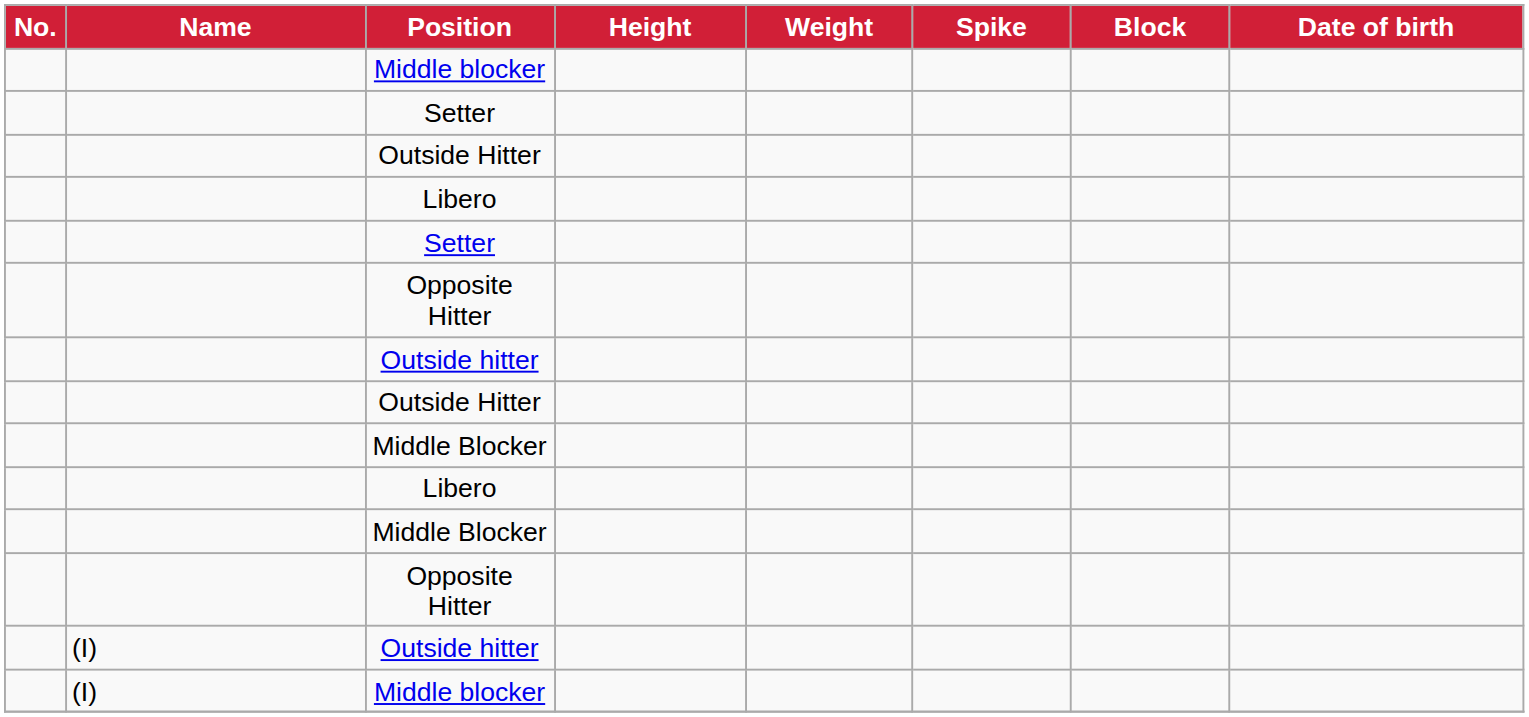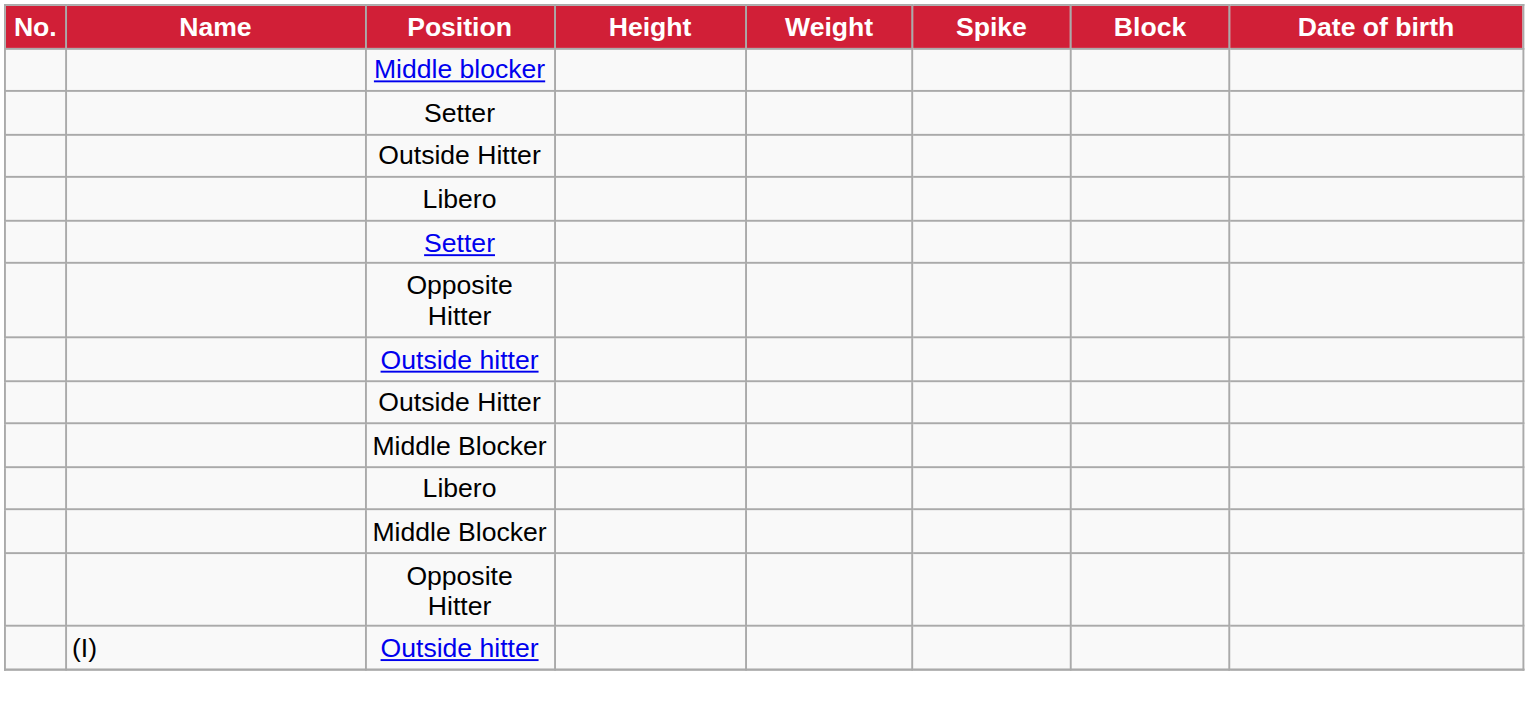- row: (85, 691)
